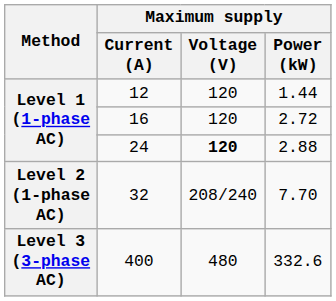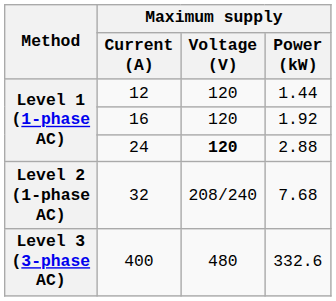(298, 120) 2.72 -> (298, 120) 1.92
(298, 195) 7.70 -> (298, 195) 7.68
